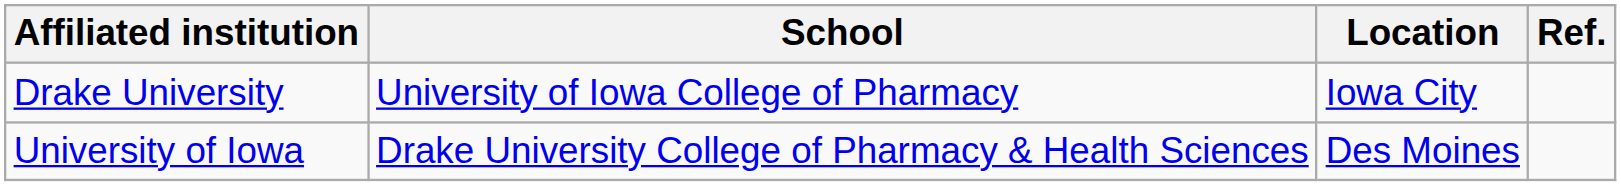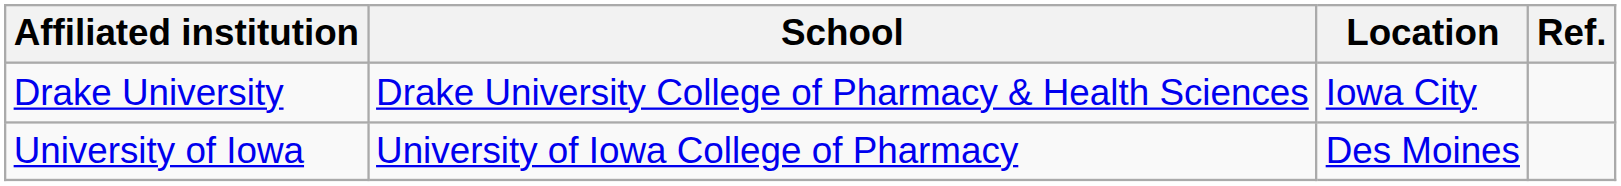(697, 92) University of Iowa College of Pharmacy -> (842, 92) Drake University College of Pharmacy & Health Sciences
(842, 150) Drake University College of Pharmacy & Health Sciences -> (697, 150) University of Iowa College of Pharmacy
